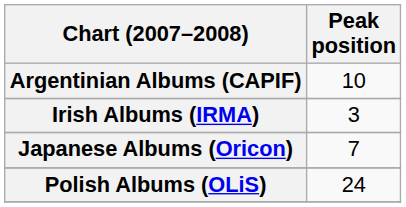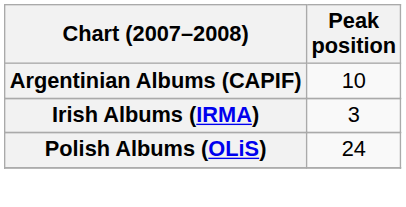- row: (156, 149)
